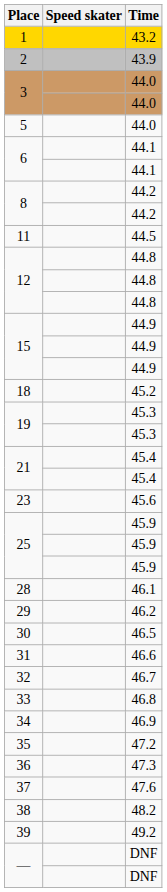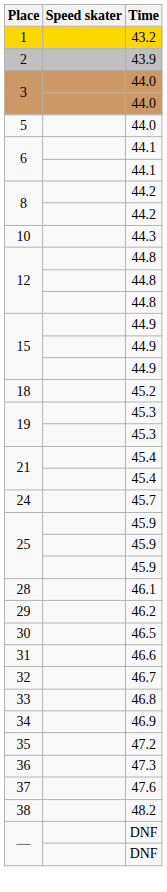+ row: (23, 236)
- row: (23, 236)
- row: (23, 501)
+ row: (23, 501)
- row: (23, 832)
